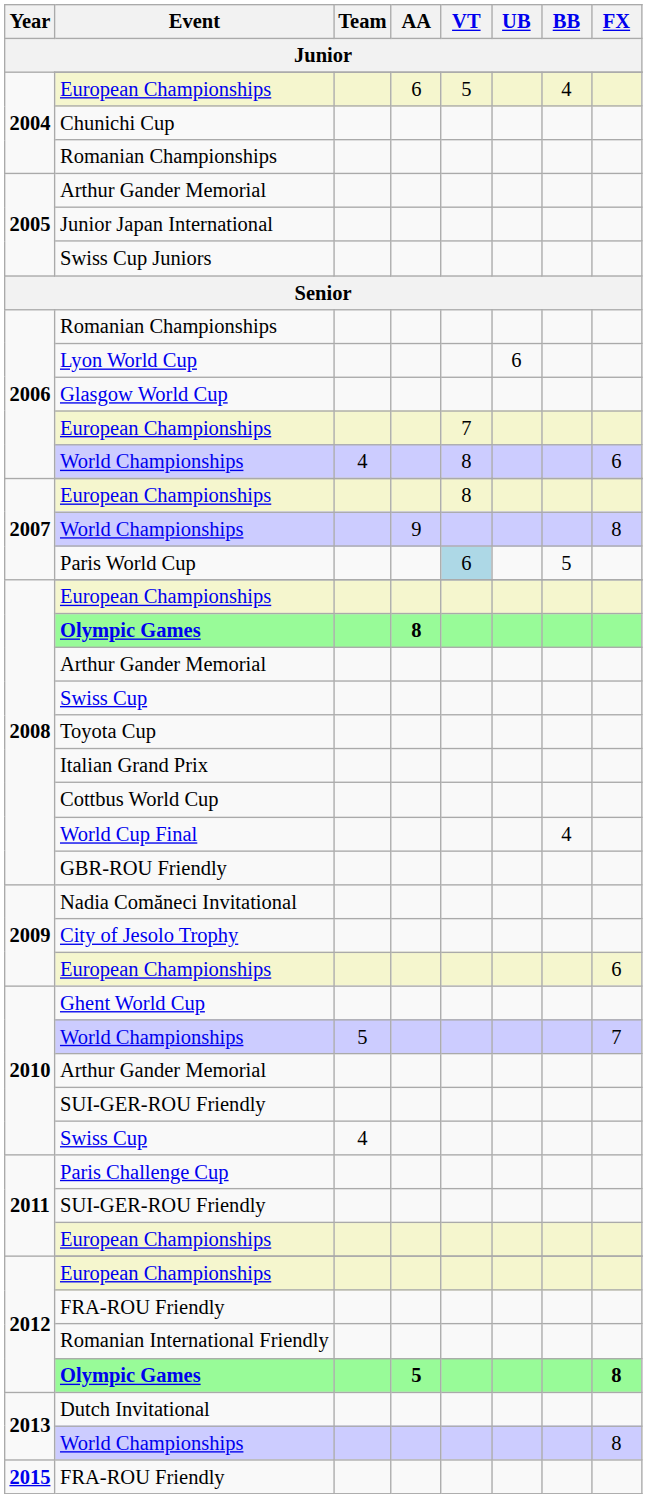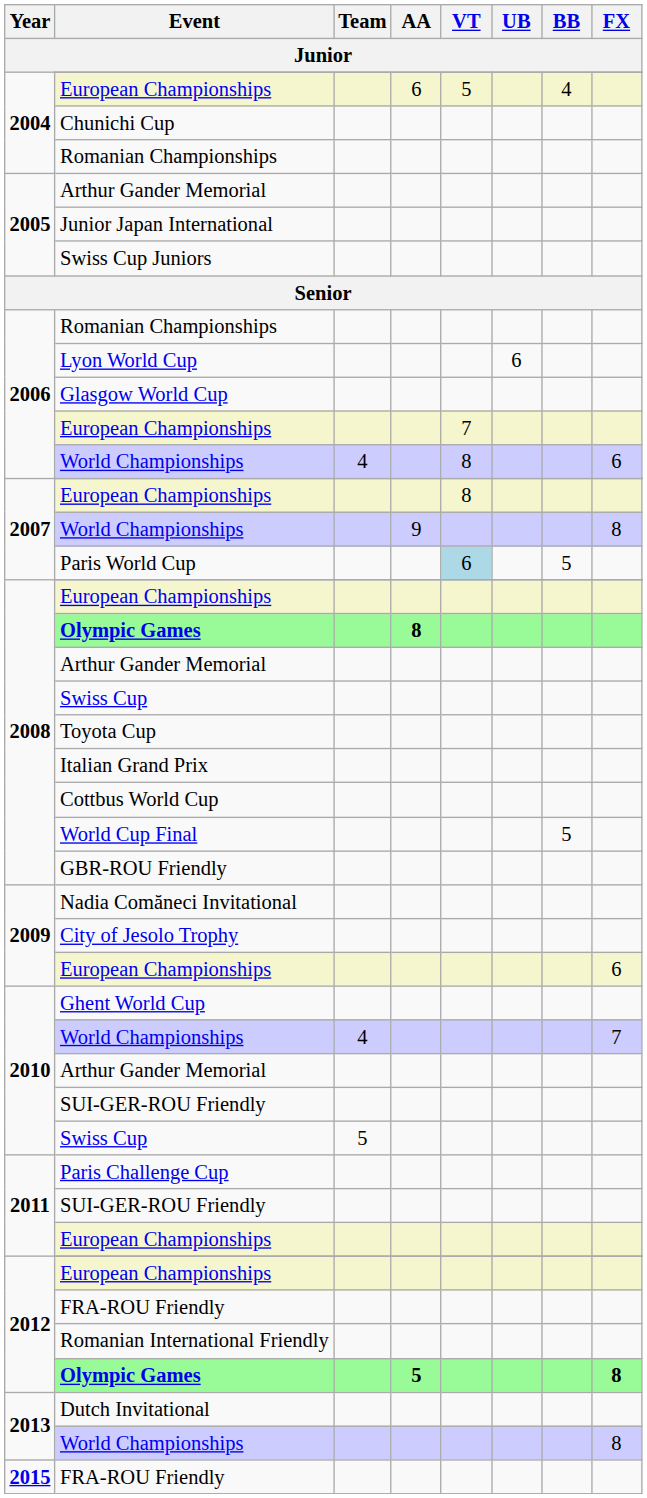(566, 833) 4 -> (566, 833) 5
(362, 1036) 5 -> (362, 1036) 4
(362, 1138) 4 -> (362, 1138) 5
